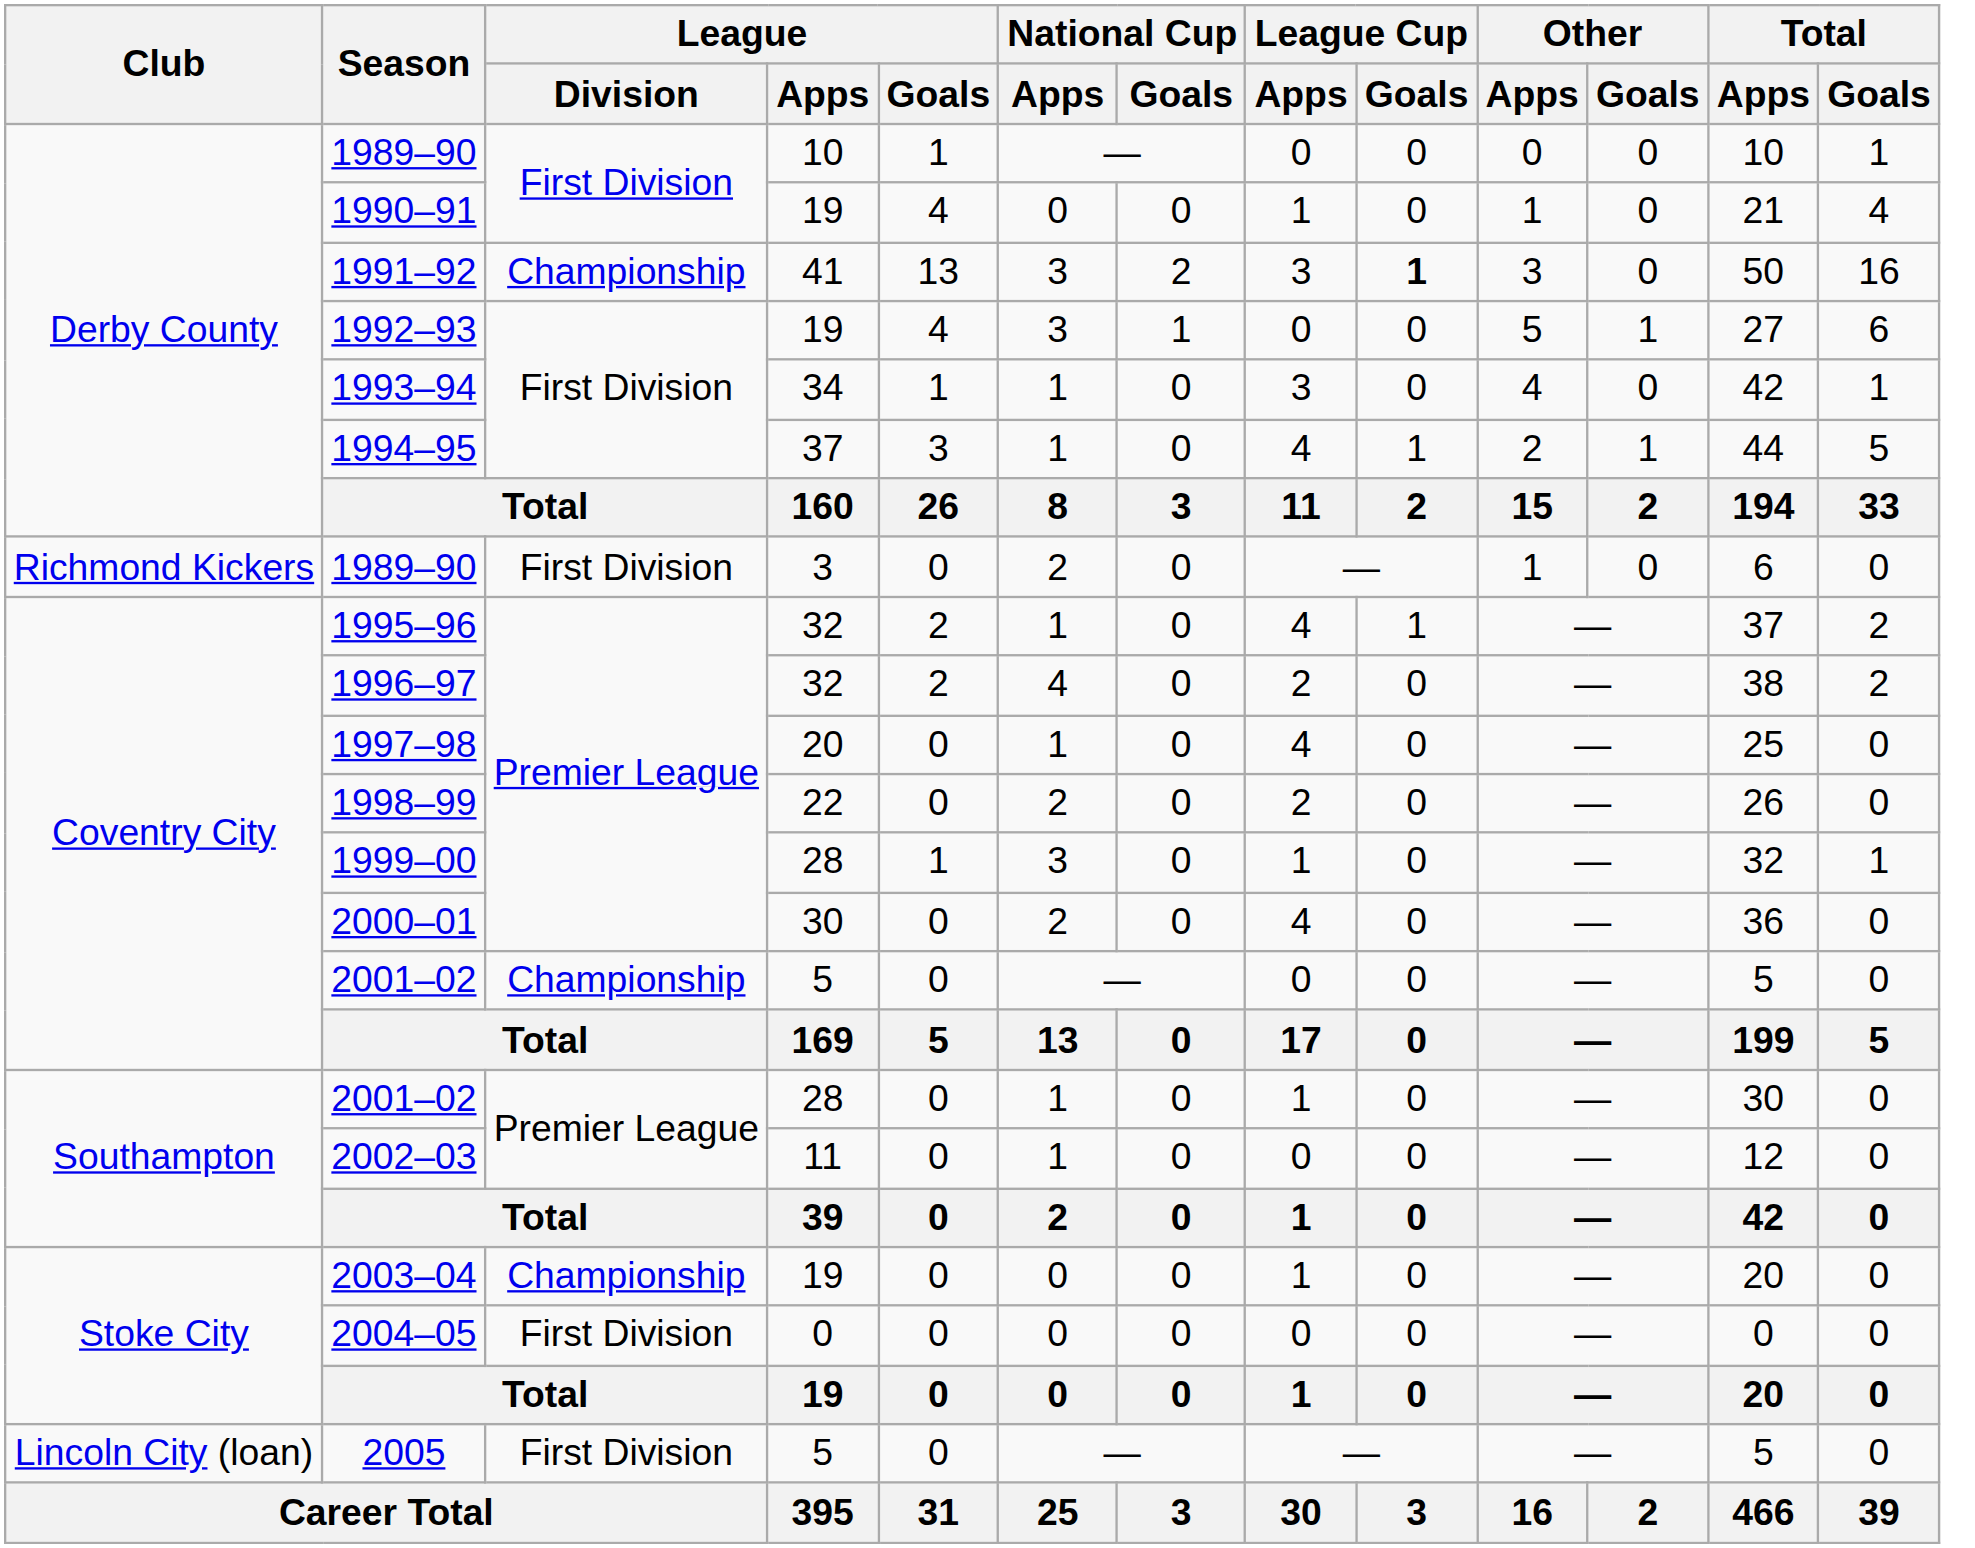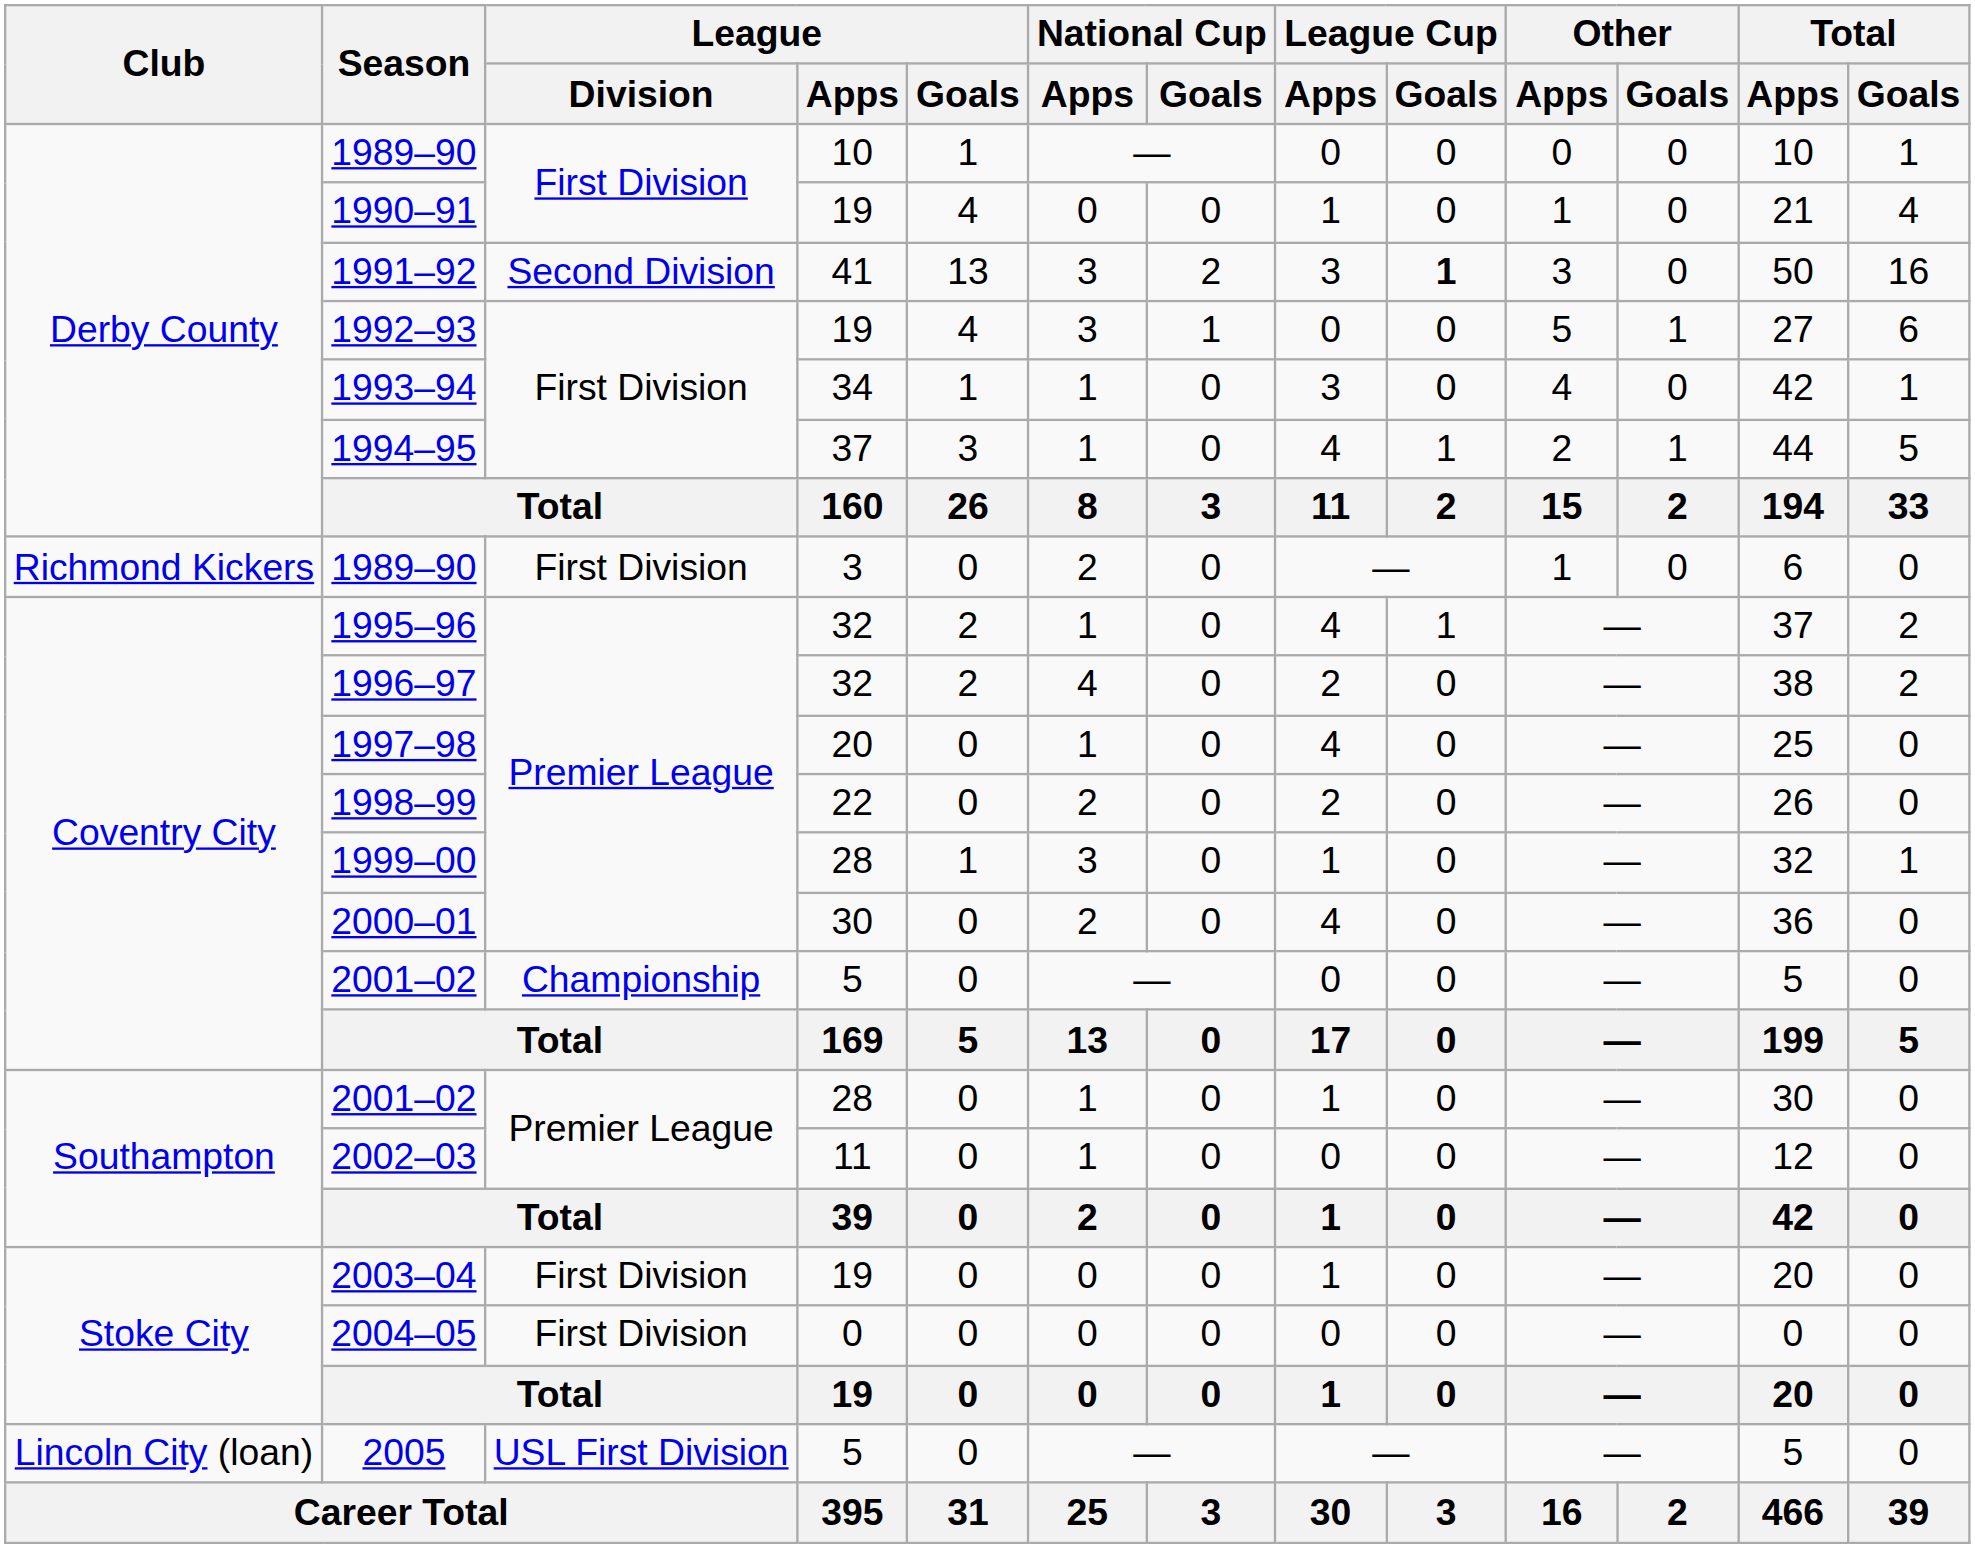(626, 270) Championship -> (641, 270) Second Division
(626, 1275) Championship -> (641, 1275) First Division
(626, 1453) First Division -> (641, 1453) USL First Division
